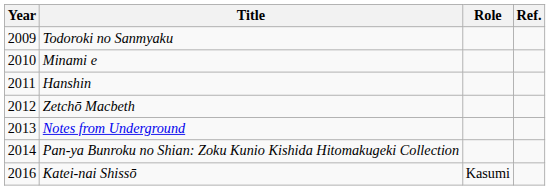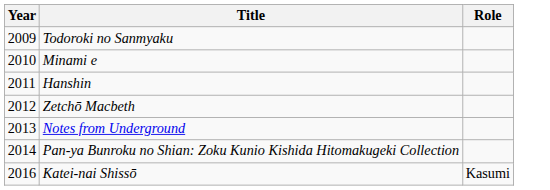- column: (529, 15)
